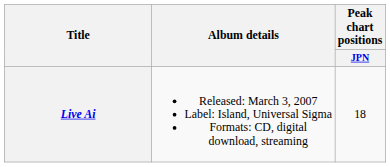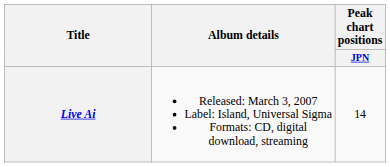(360, 114) 18 -> (360, 114) 14
